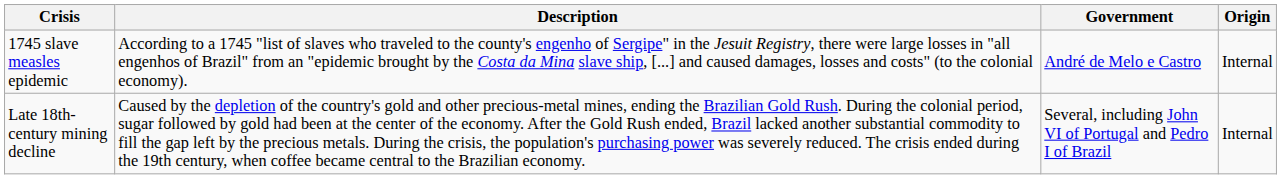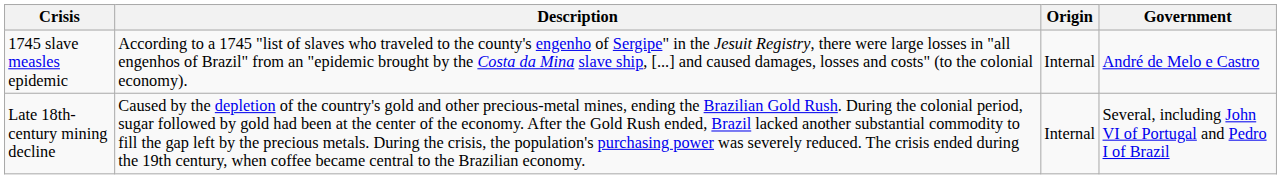columns swapped: (1247, 17) <-> (1129, 17)
